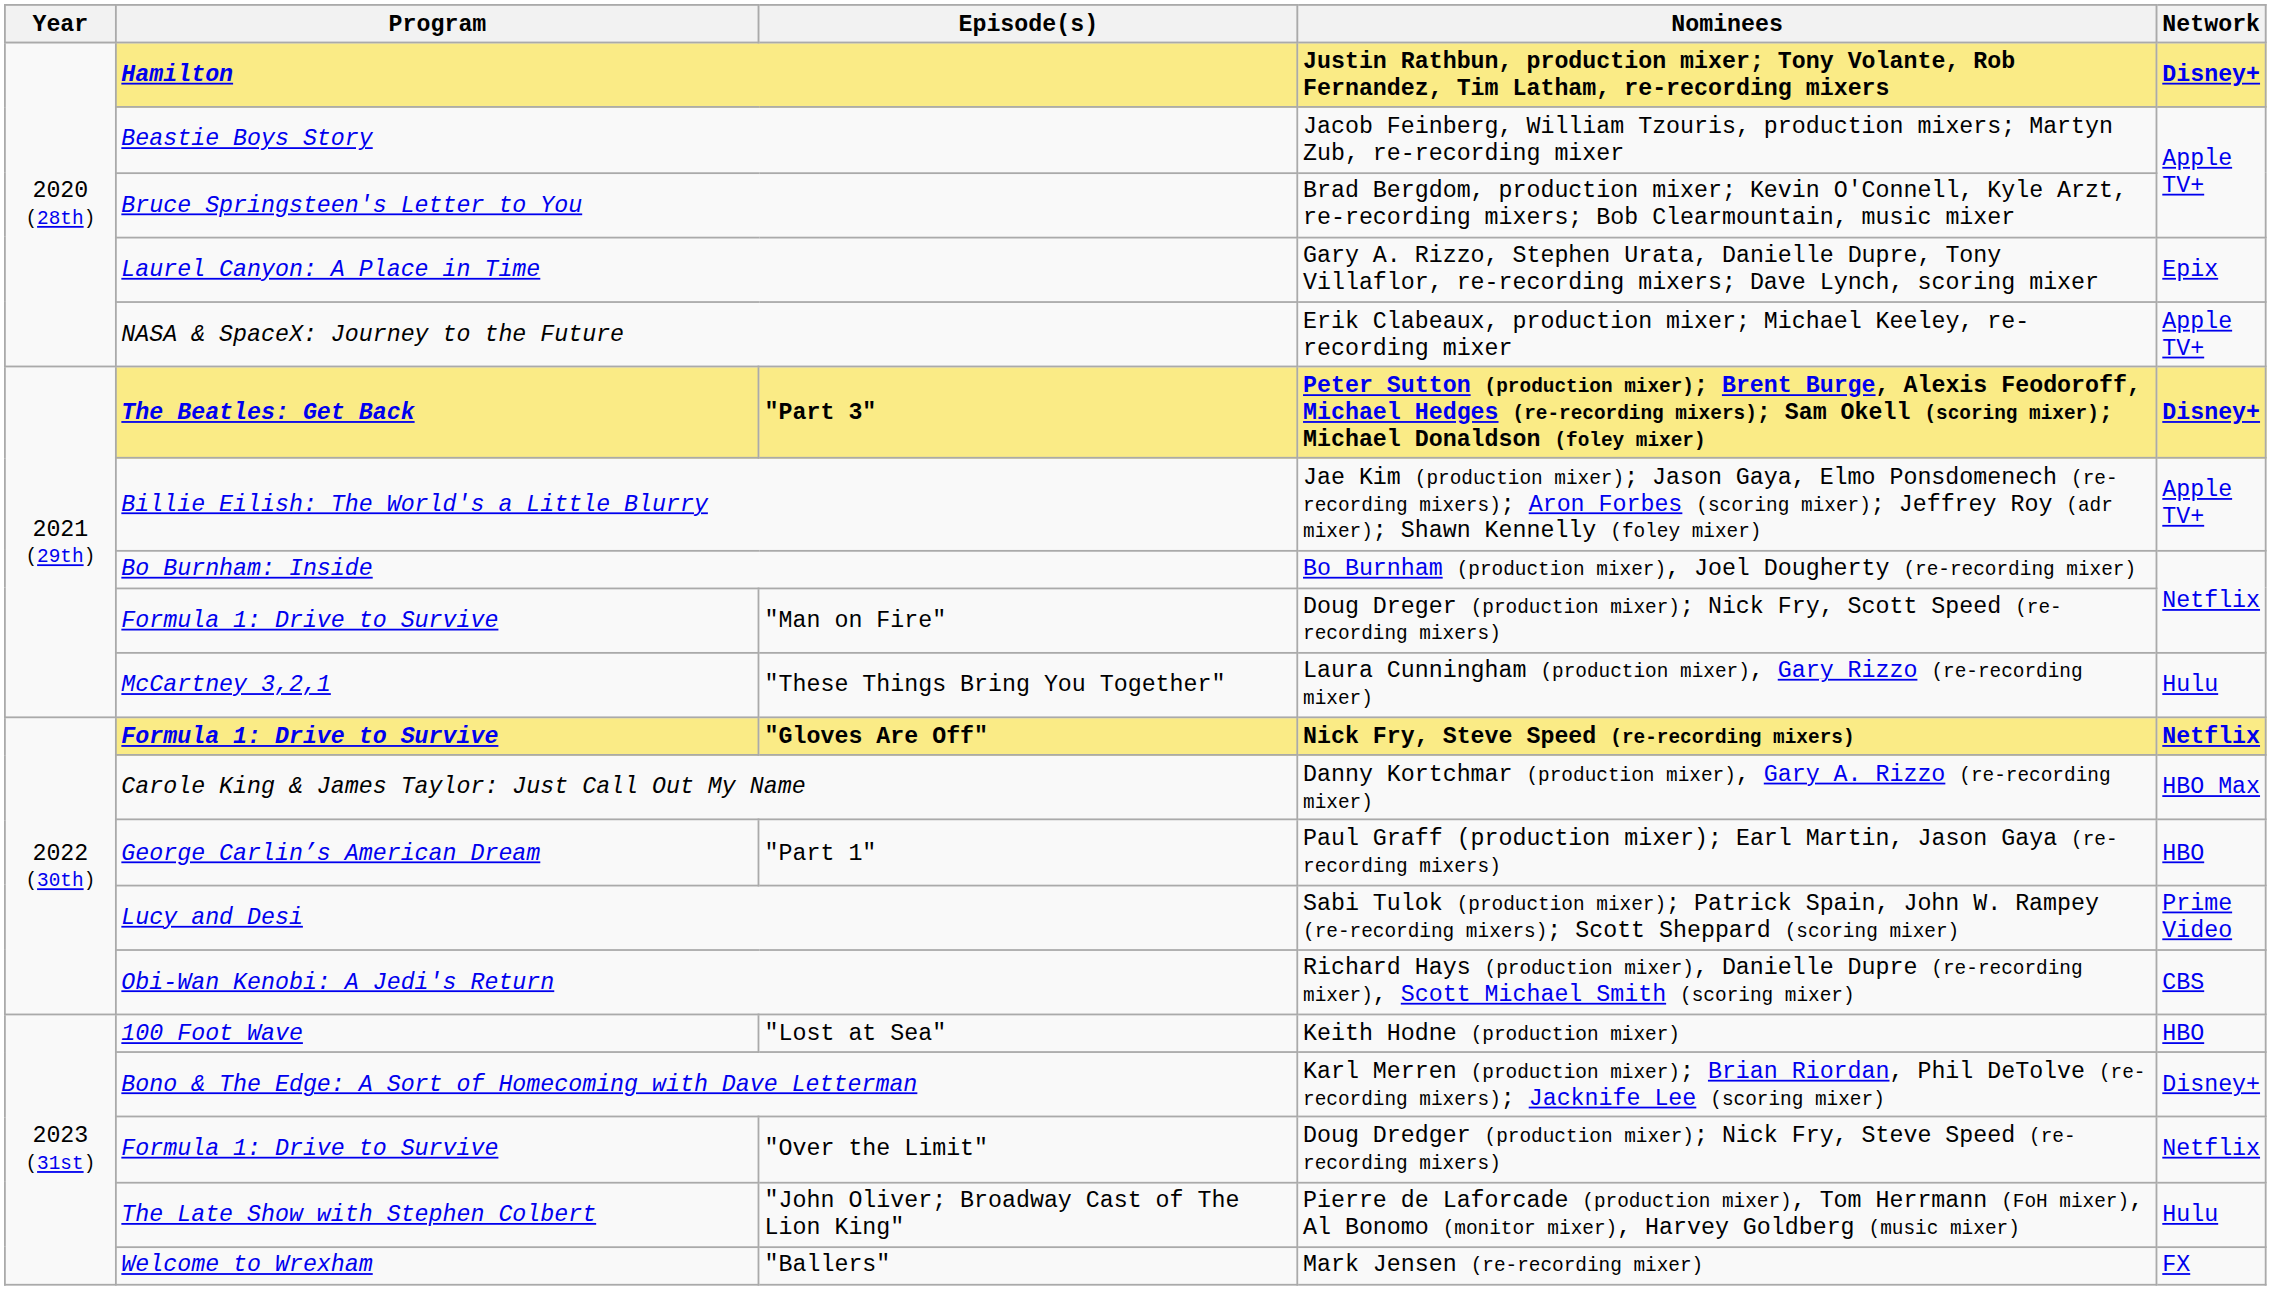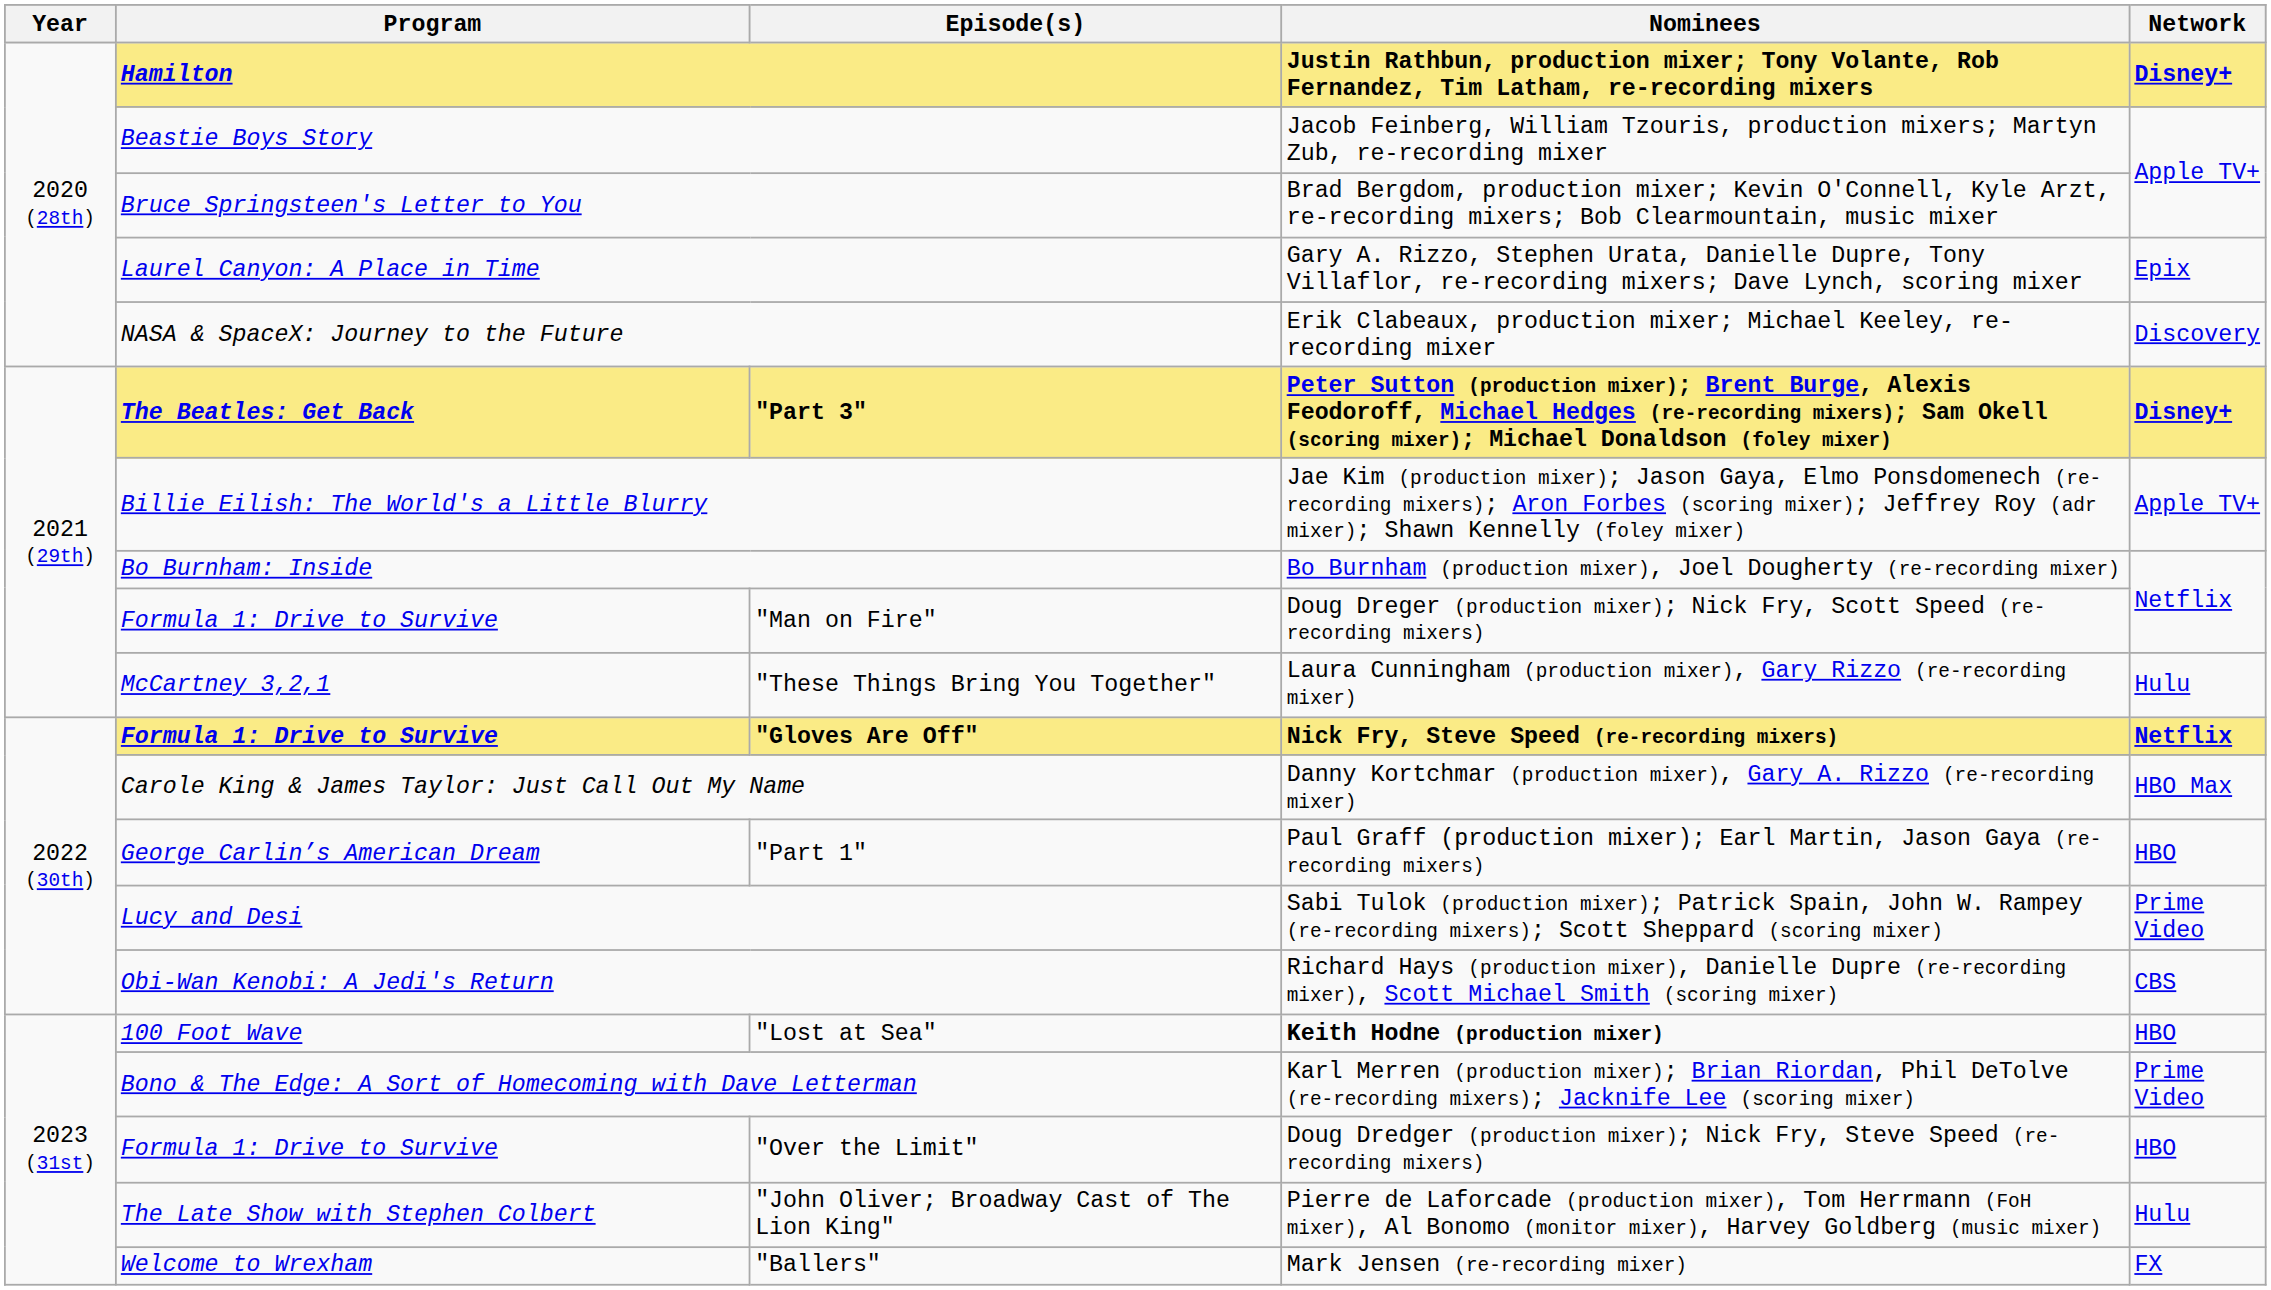(2197, 334) Apple TV+ -> (2197, 334) Discovery
(1492, 1033) normal -> (1475, 1033) bold
(2211, 1085) Disney+ -> (2169, 1085) Prime Video
(2211, 1150) Netflix -> (2155, 1150) HBO
